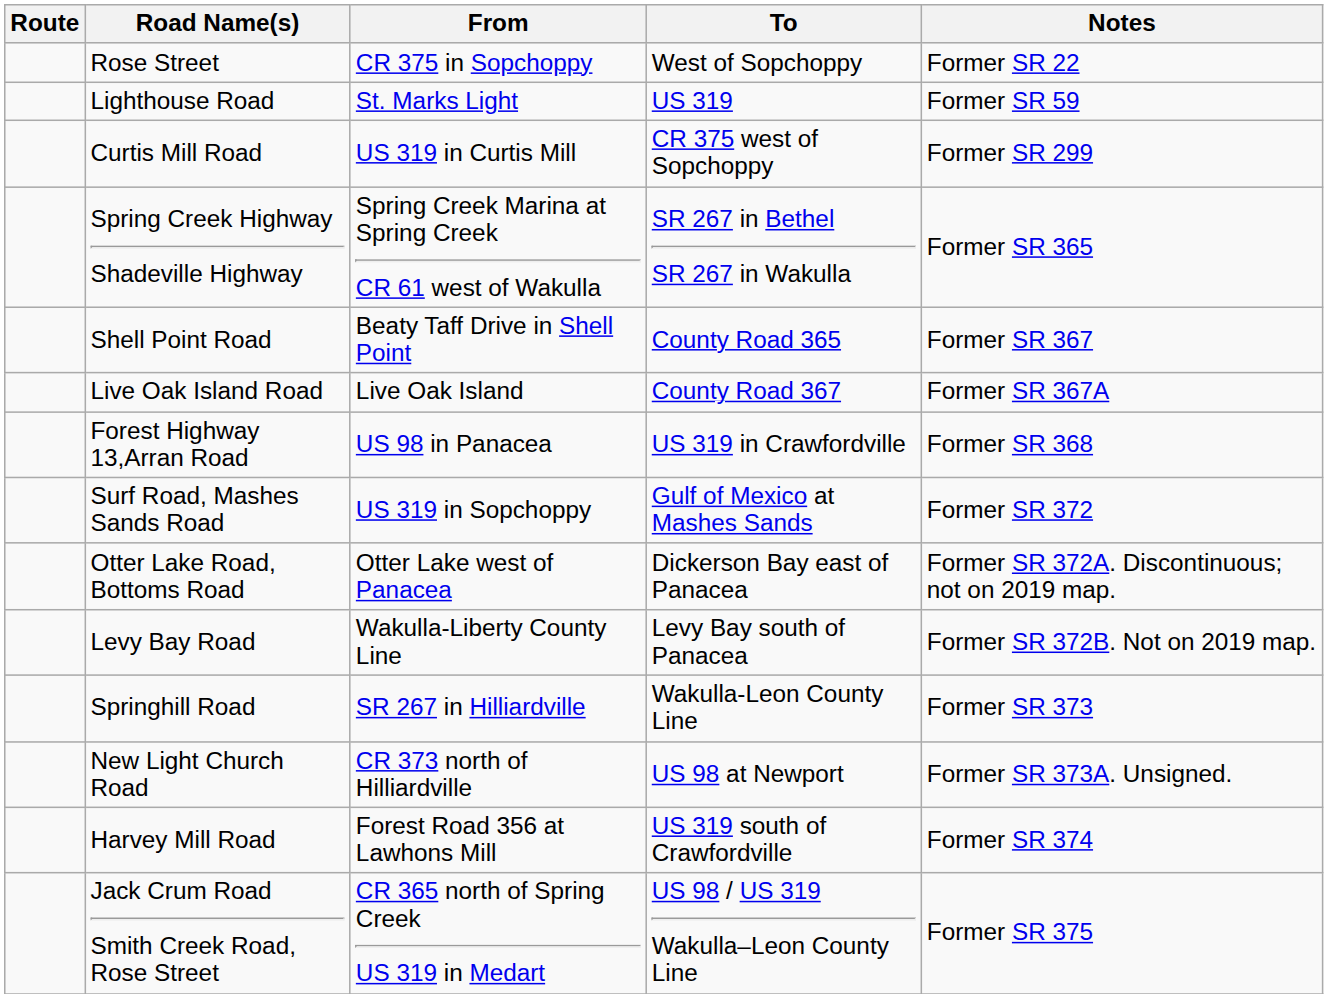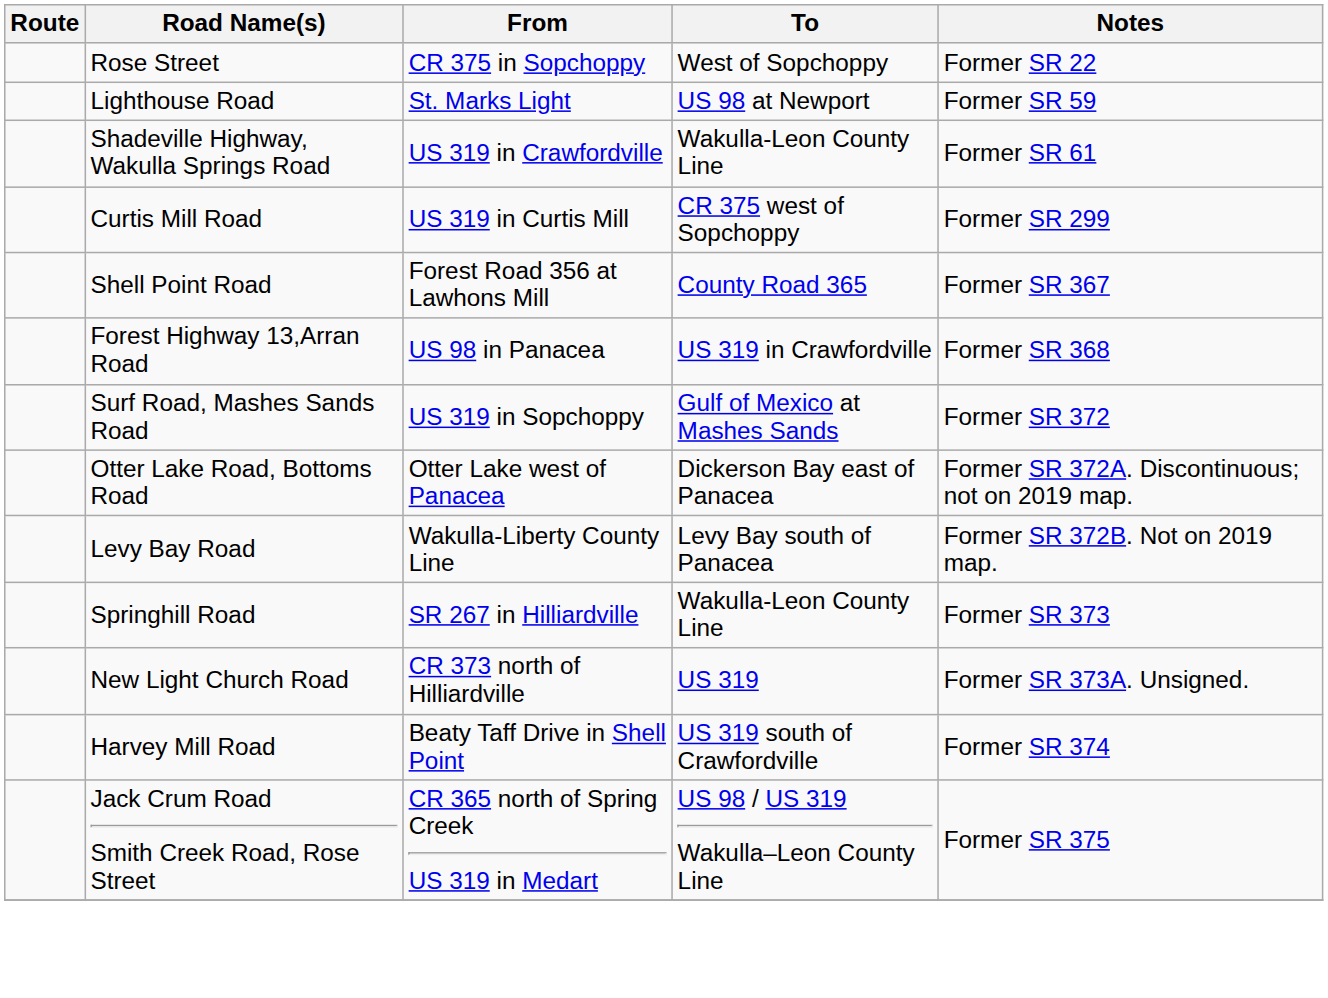(692, 100) US 319 -> (774, 100) US 98 at Newport
+ row: (210, 153)
- row: (218, 246)
(485, 339) Beaty Taff Drive in Shell Point -> (513, 285) Forest Road 356 at Lawhons Mill
- row: (207, 392)
(748, 773) US 98 at Newport -> (718, 680) US 319
(460, 839) Forest Road 356 at Lawhons Mill -> (537, 746) Beaty Taff Drive in Shell Point
